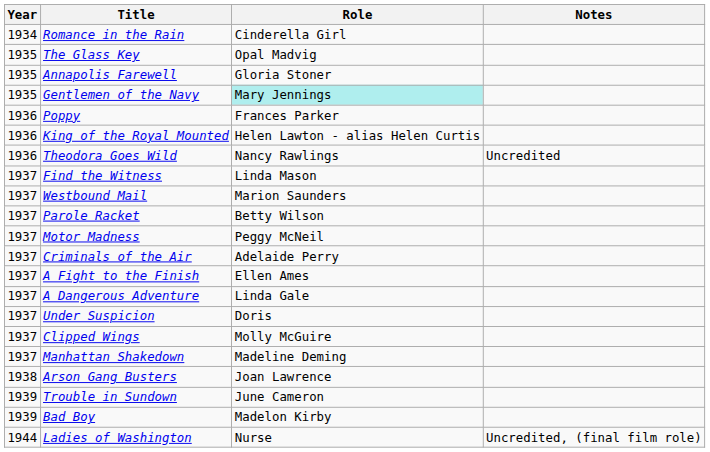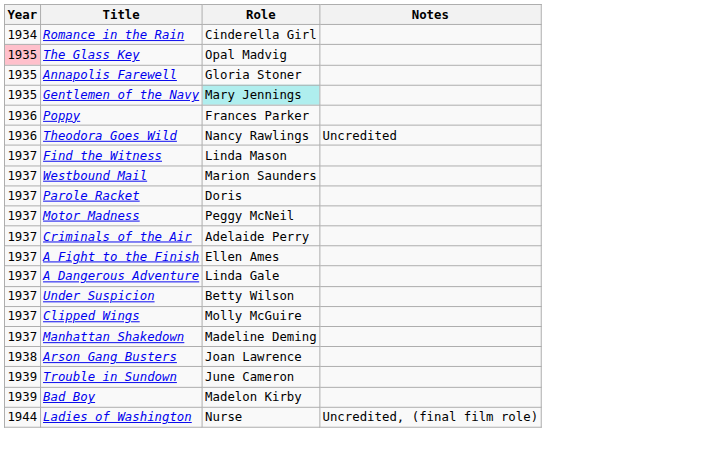(22, 55) no background -> (22, 55) pink background
- row: (136, 135)
(279, 216) Betty Wilson -> (224, 196) Doris
(253, 316) Doris -> (250, 296) Betty Wilson
